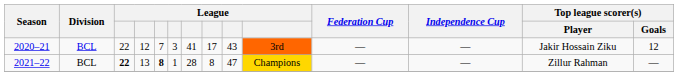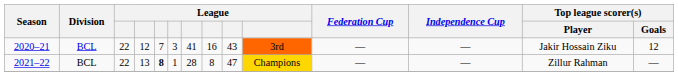(212, 46) 17 -> (212, 46) 16
(124, 63) bold -> (124, 63) normal
